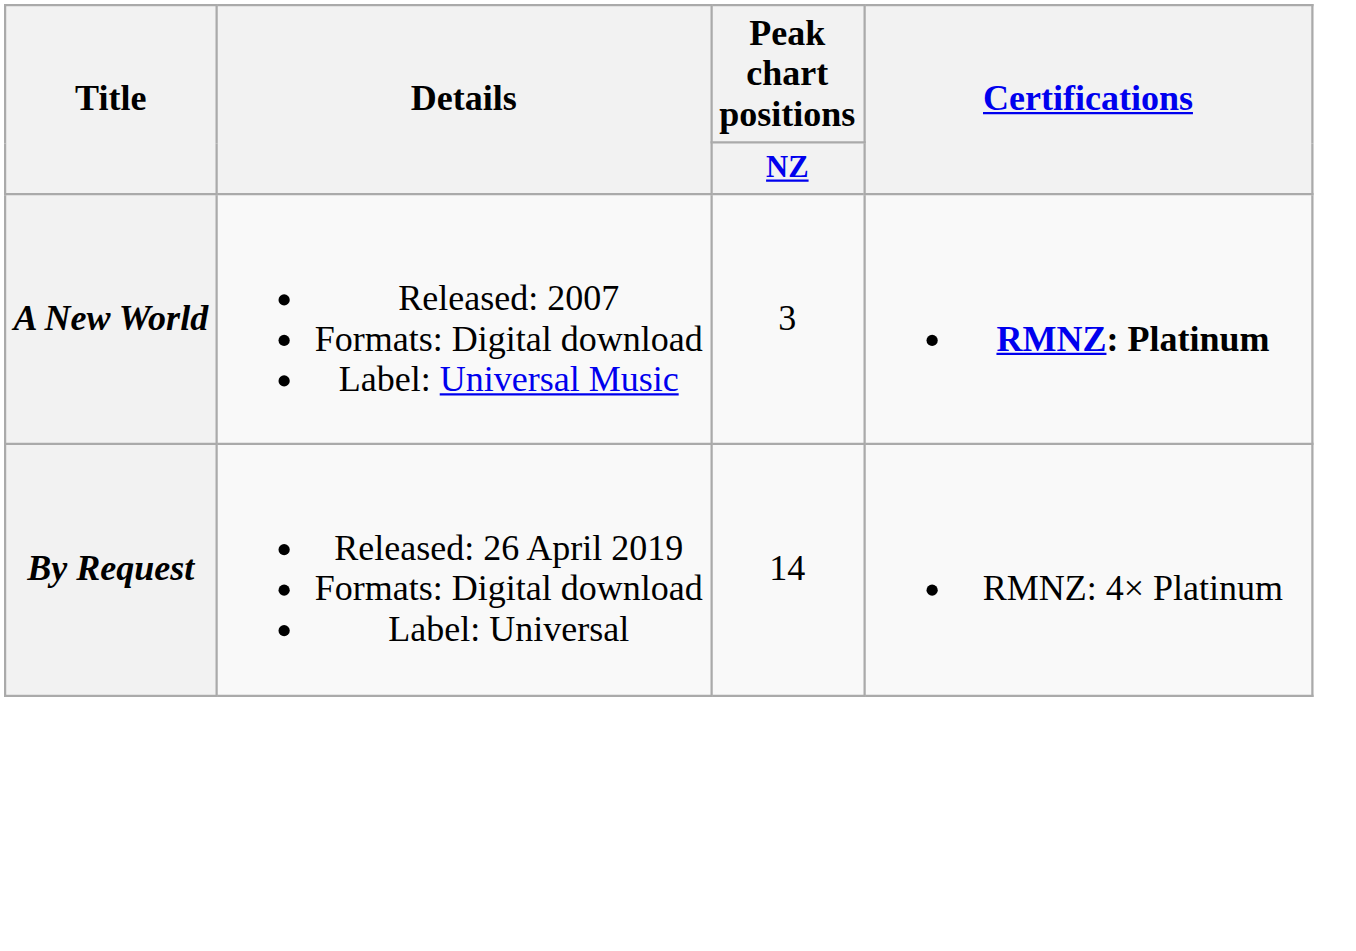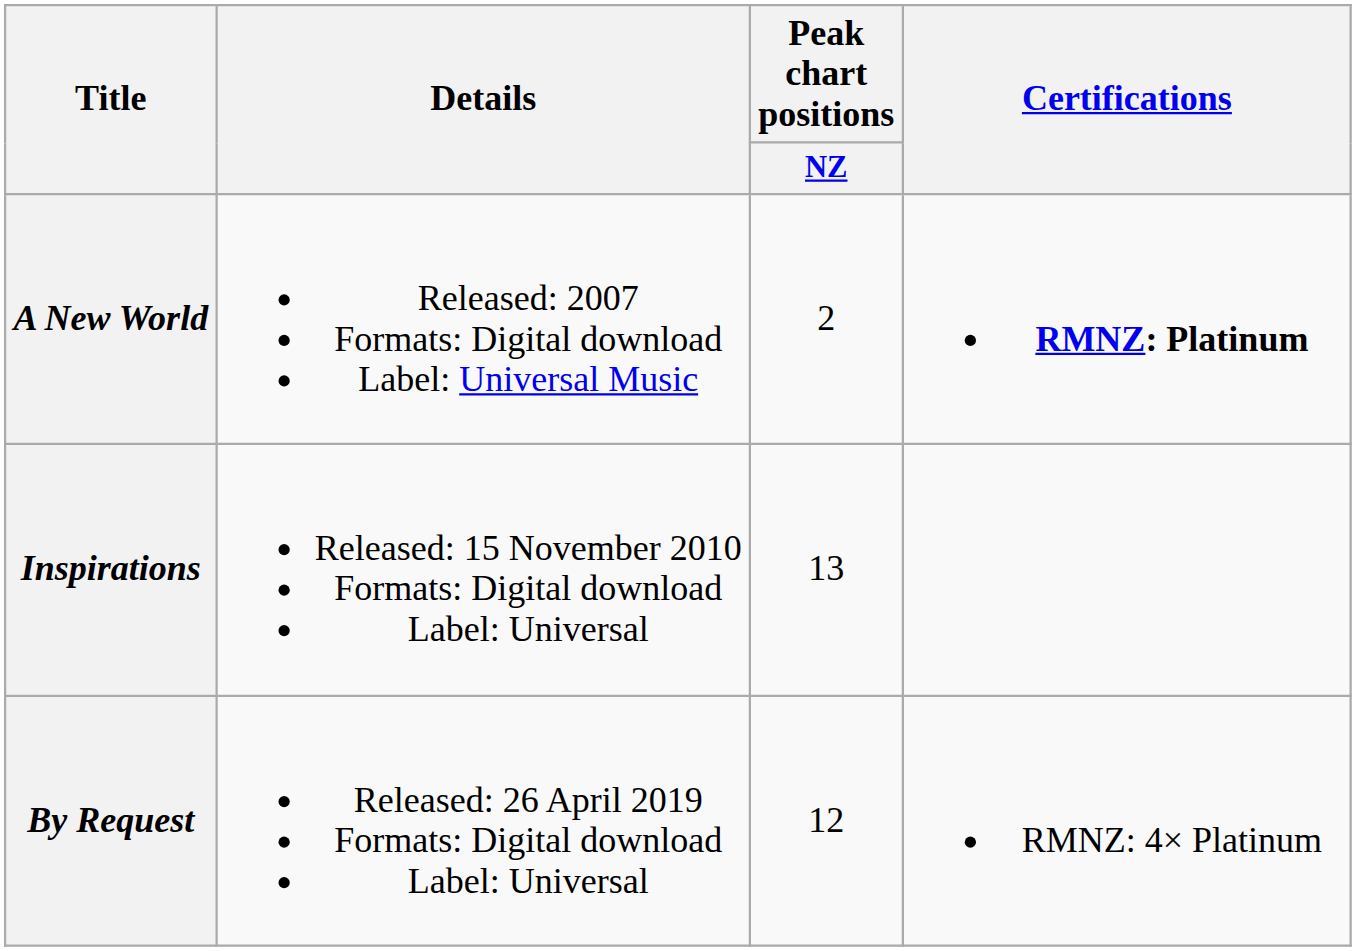(787, 318) 3 -> (826, 318) 2
+ row: (111, 568)
(787, 568) 14 -> (826, 819) 12
